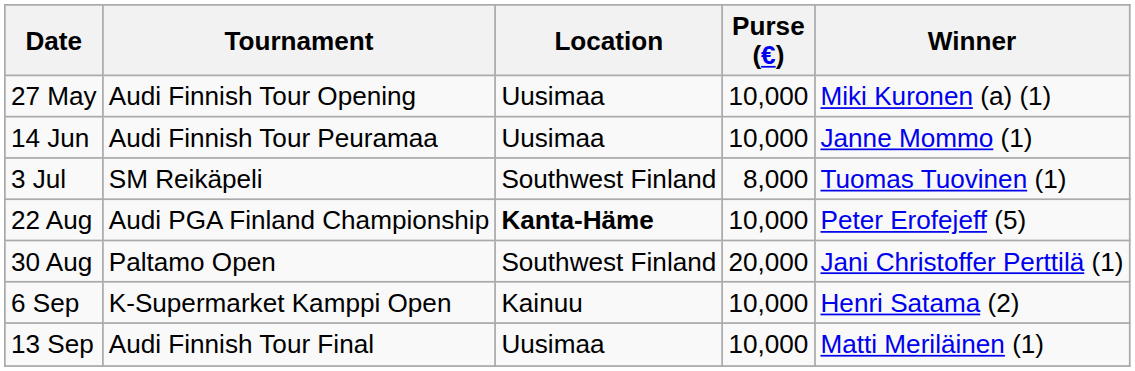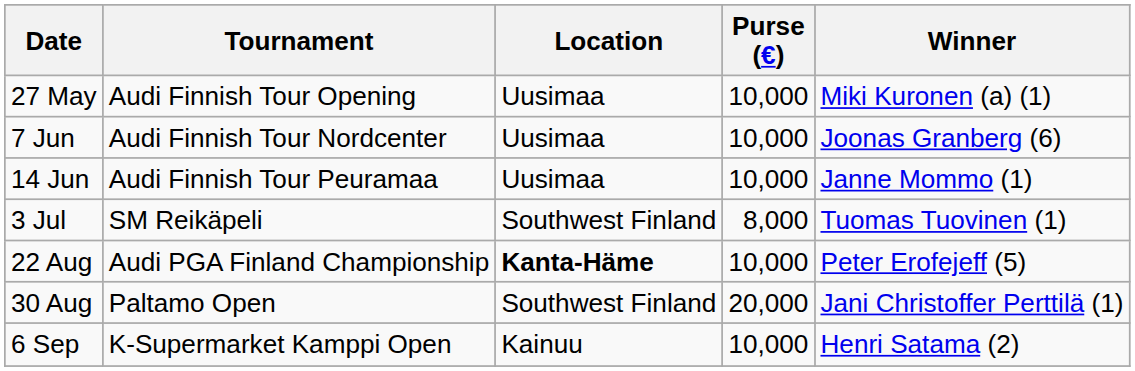+ row: (43, 138)
- row: (52, 345)
